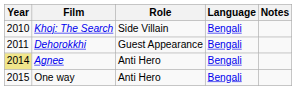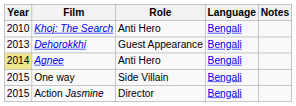(143, 28) Side Villain -> (139, 28) Anti Hero
(18, 45) 2011 -> (18, 45) 2013
(139, 77) Anti Hero -> (143, 77) Side Villain
+ row: (69, 93)
